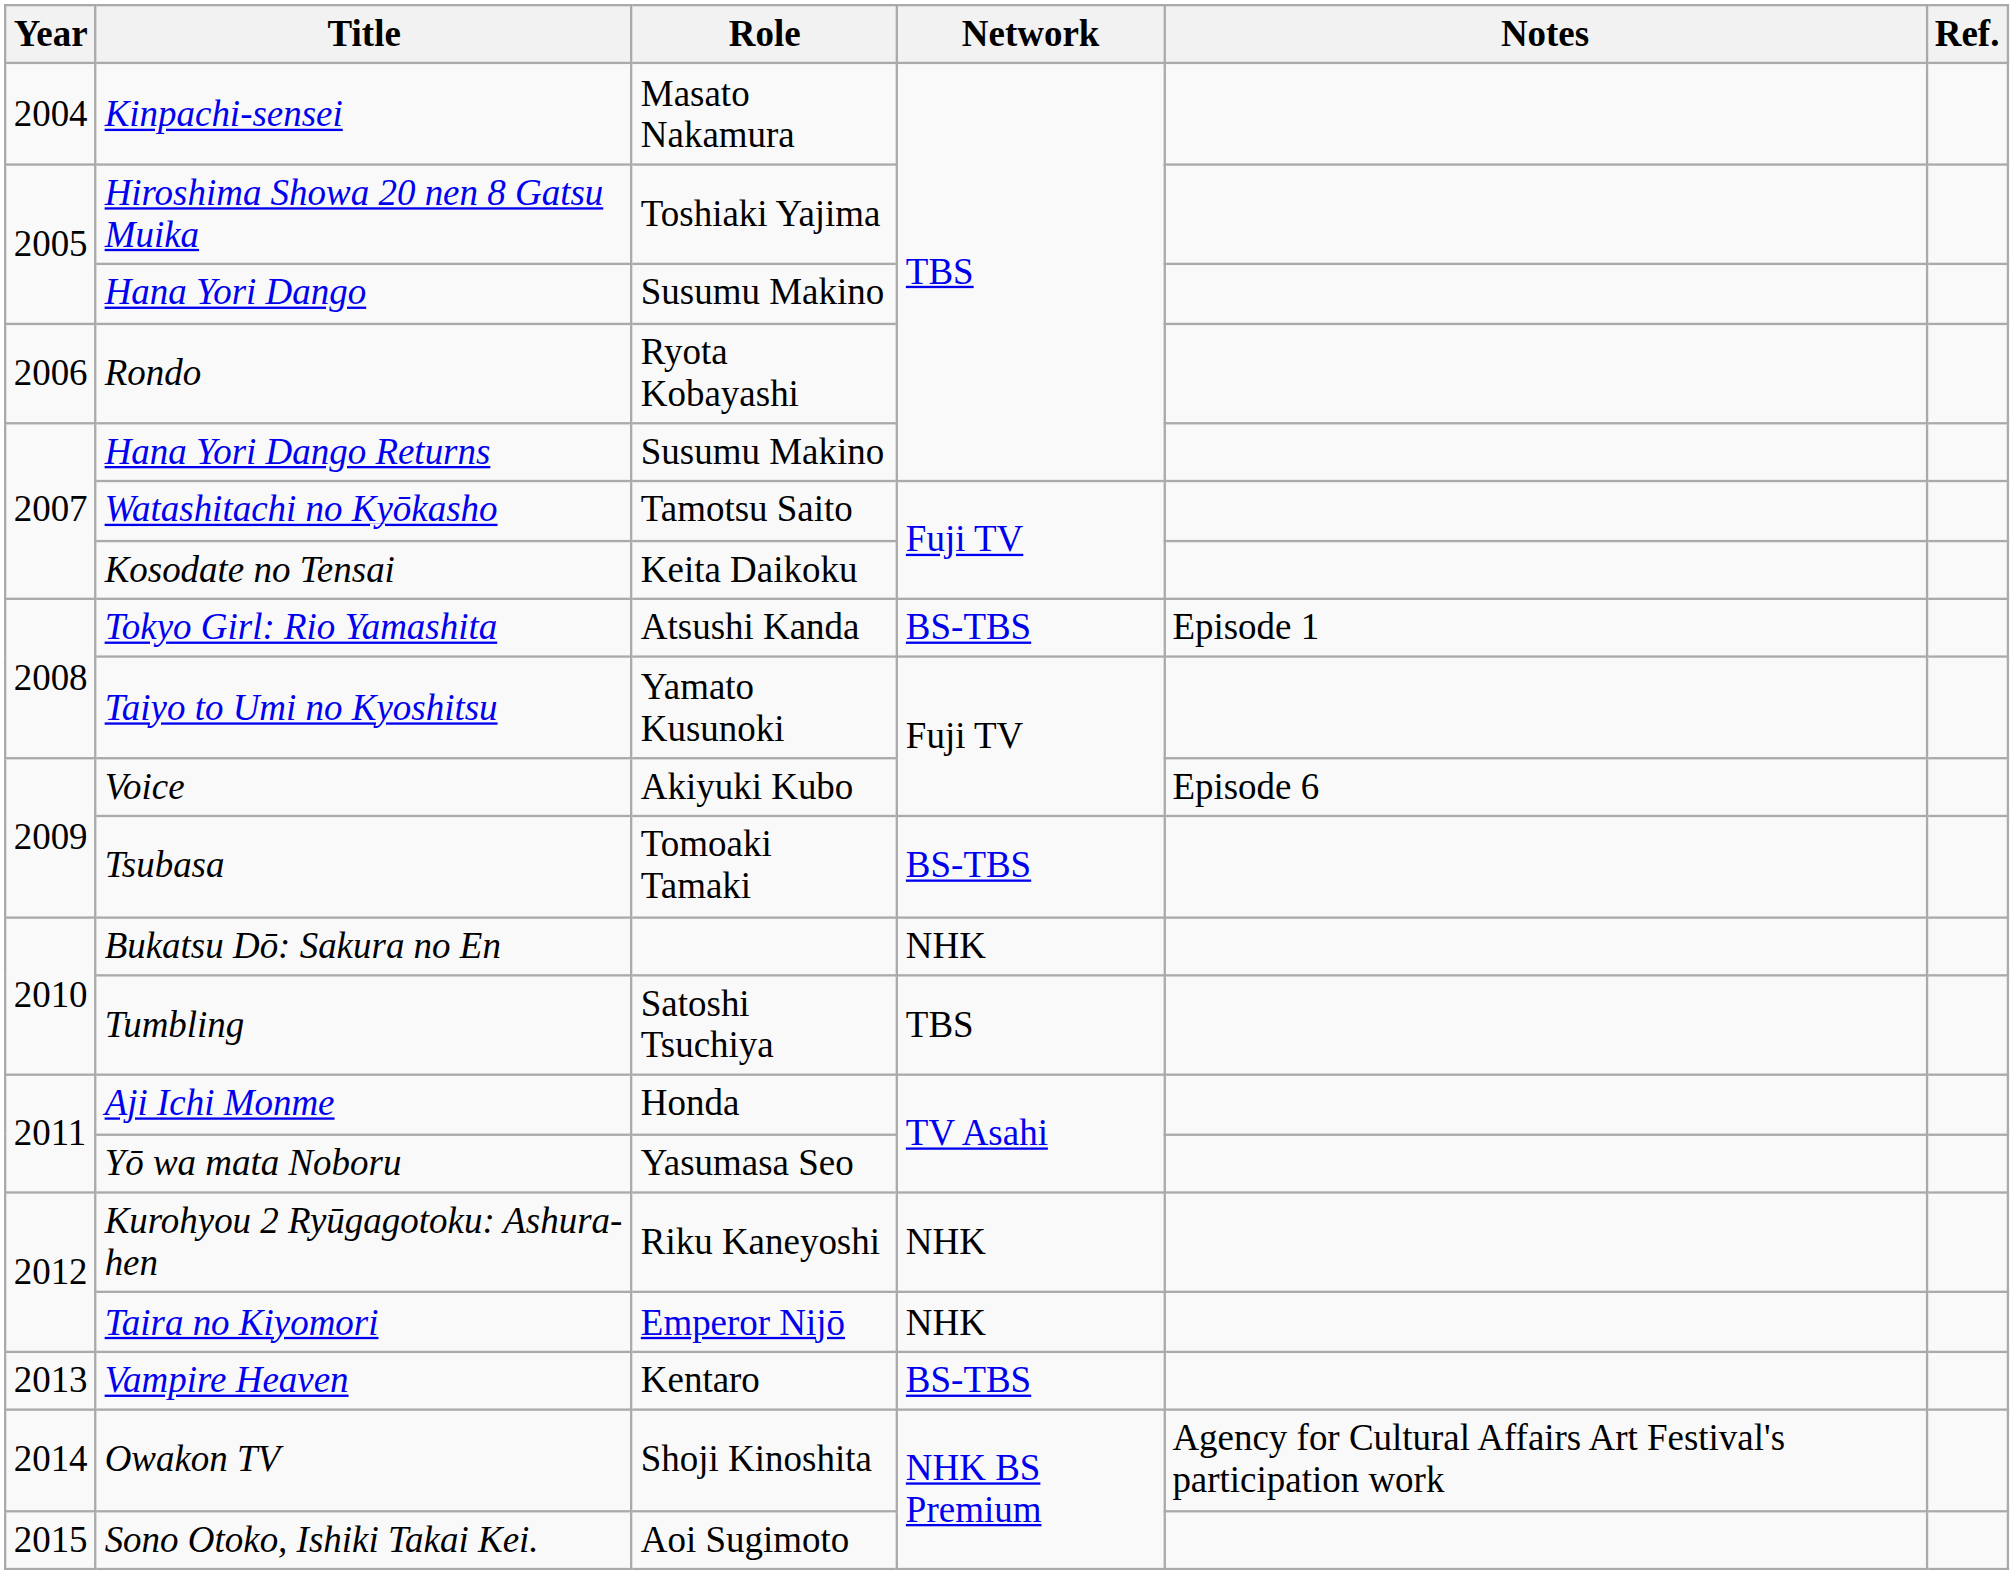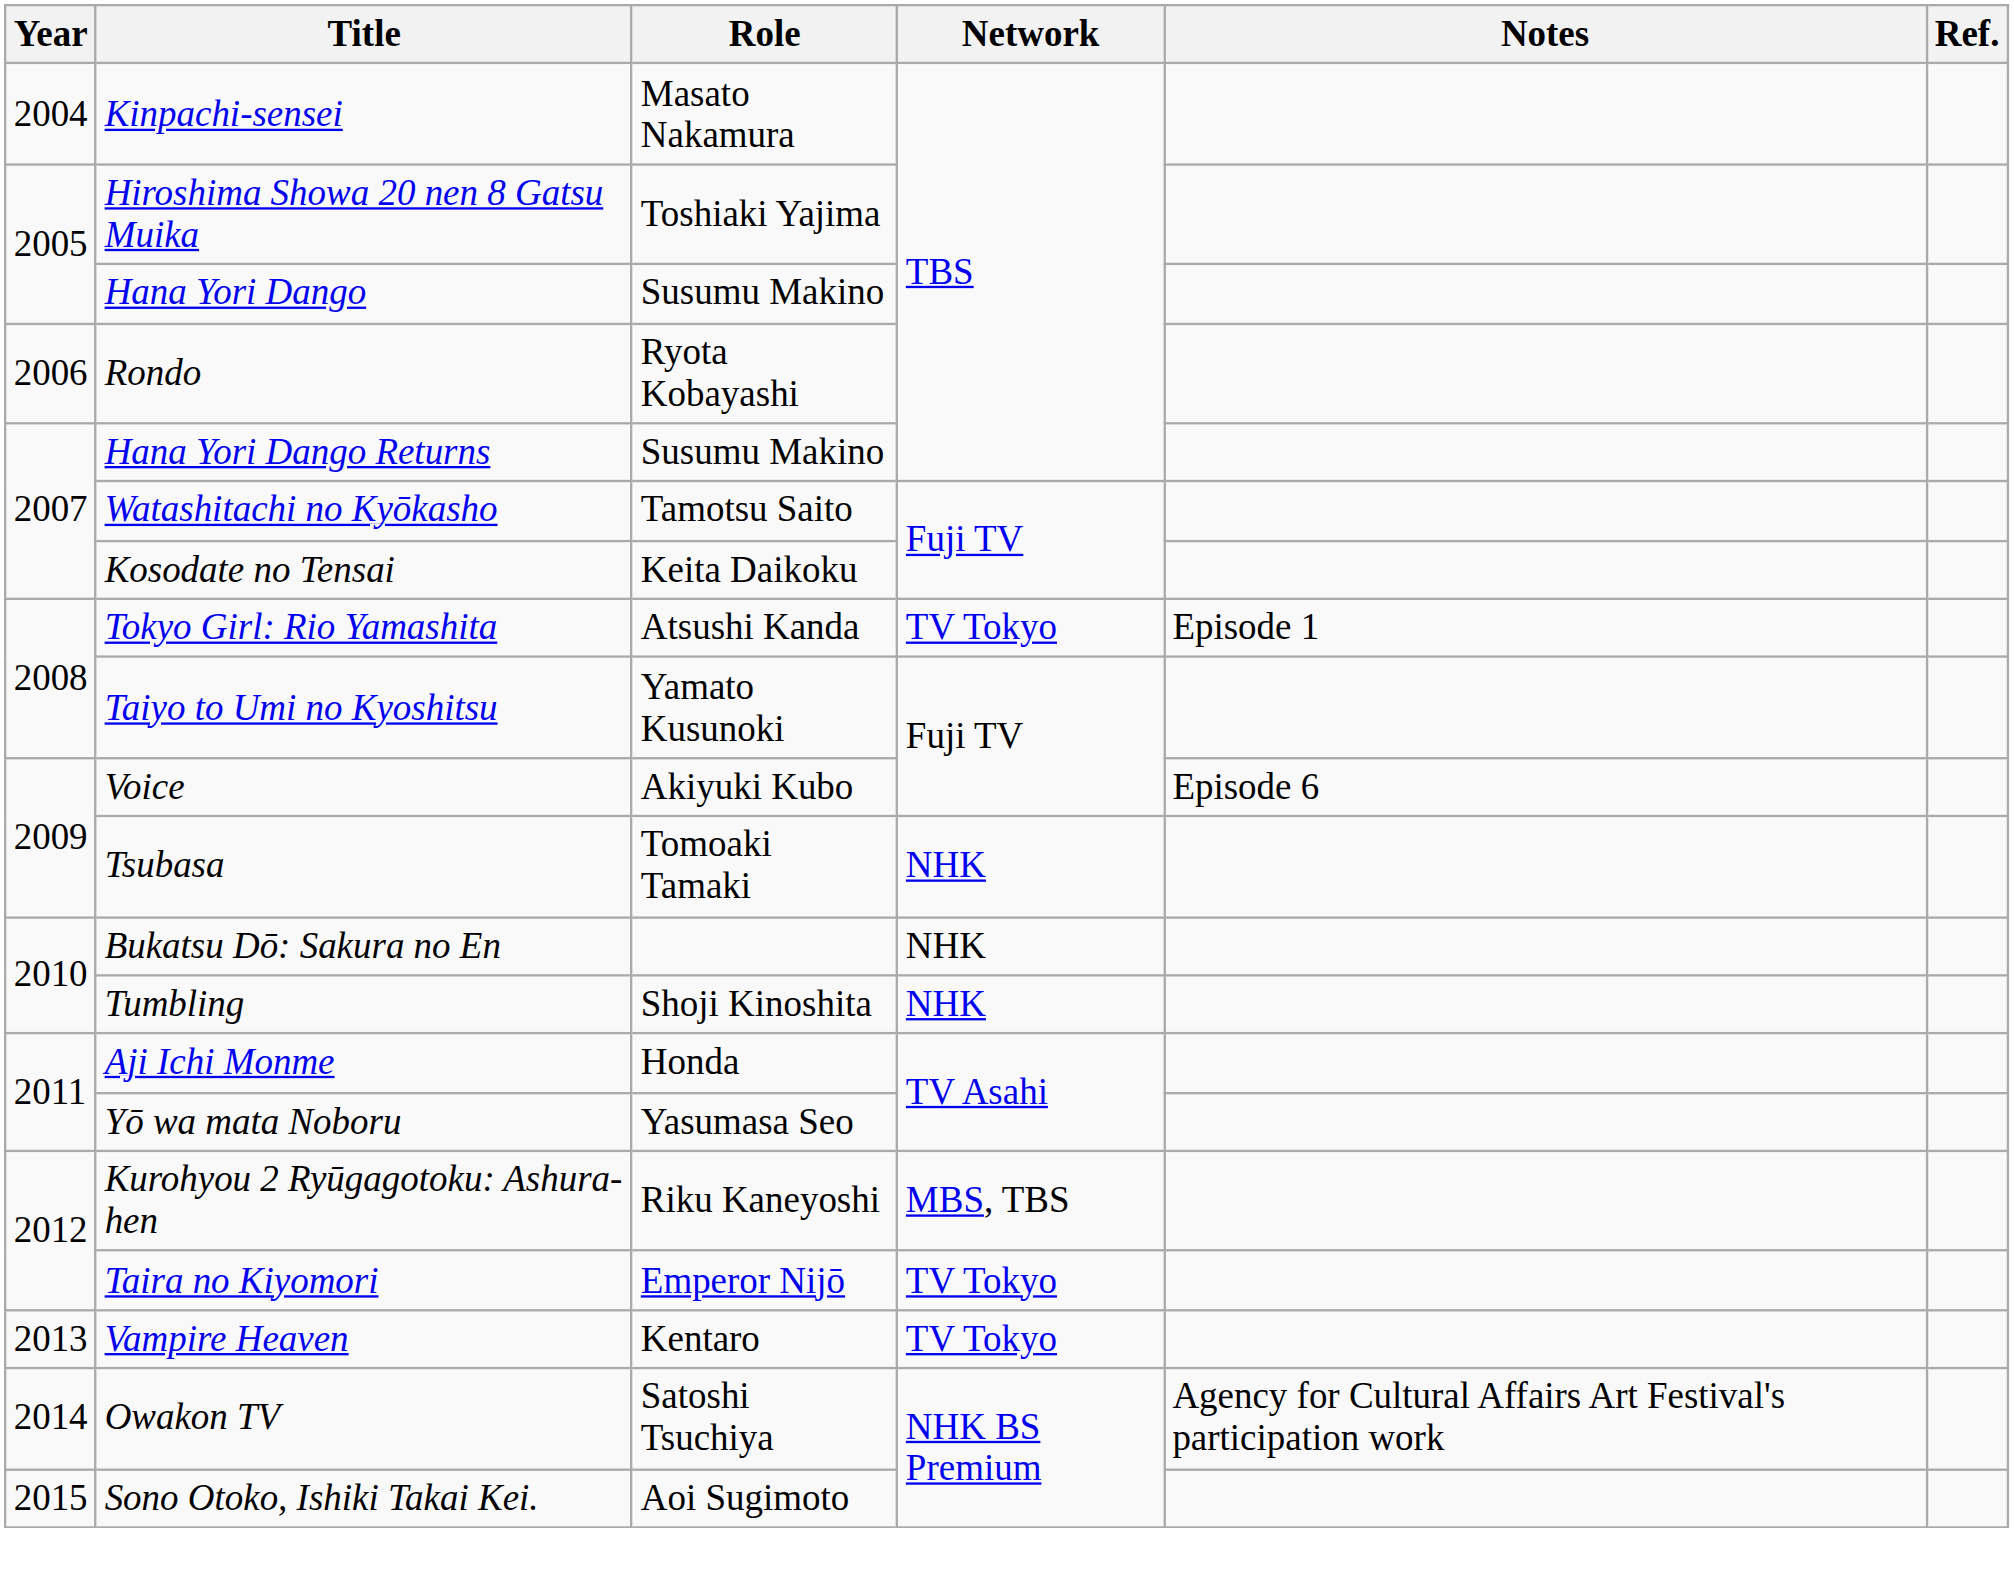(969, 627) BS-TBS -> (981, 627) TV Tokyo
(969, 865) BS-TBS -> (946, 865) NHK
(707, 1024) Satoshi Tsuchiya -> (756, 1003) Shoji Kinoshita
(940, 1024) TBS -> (946, 1003) NHK
(946, 1241) NHK -> (988, 1200) MBS, TBS
(946, 1321) NHK -> (981, 1279) TV Tokyo
(969, 1379) BS-TBS -> (981, 1338) TV Tokyo
(756, 1459) Shoji Kinoshita -> (707, 1417) Satoshi Tsuchiya
